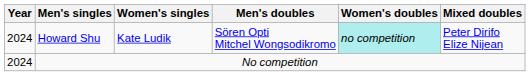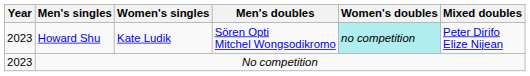(20, 38) 2024 -> (20, 38) 2023
(20, 62) 2024 -> (20, 62) 2023
